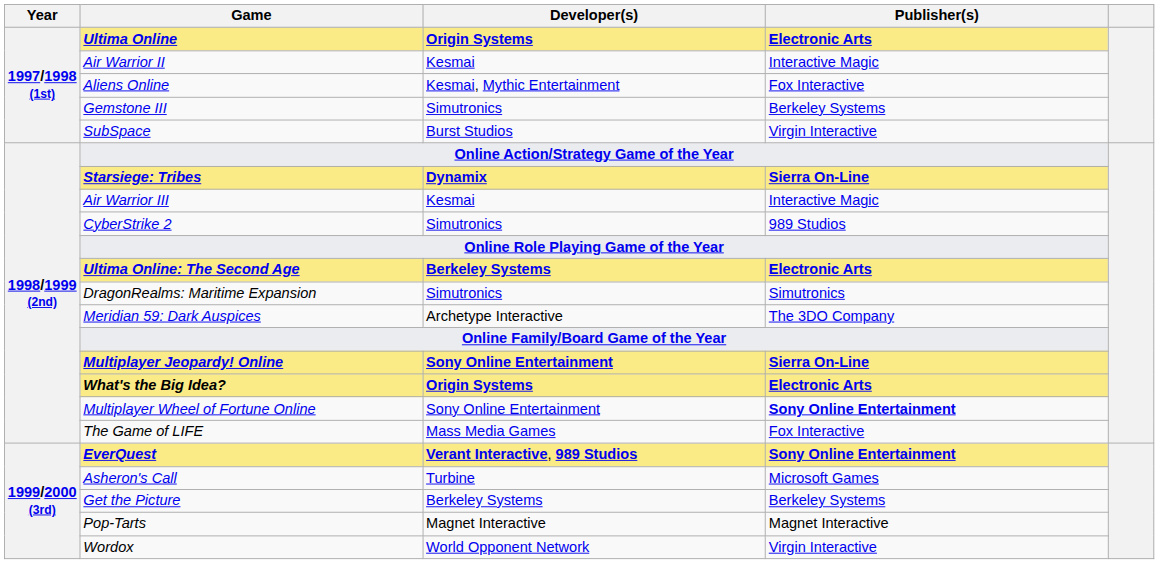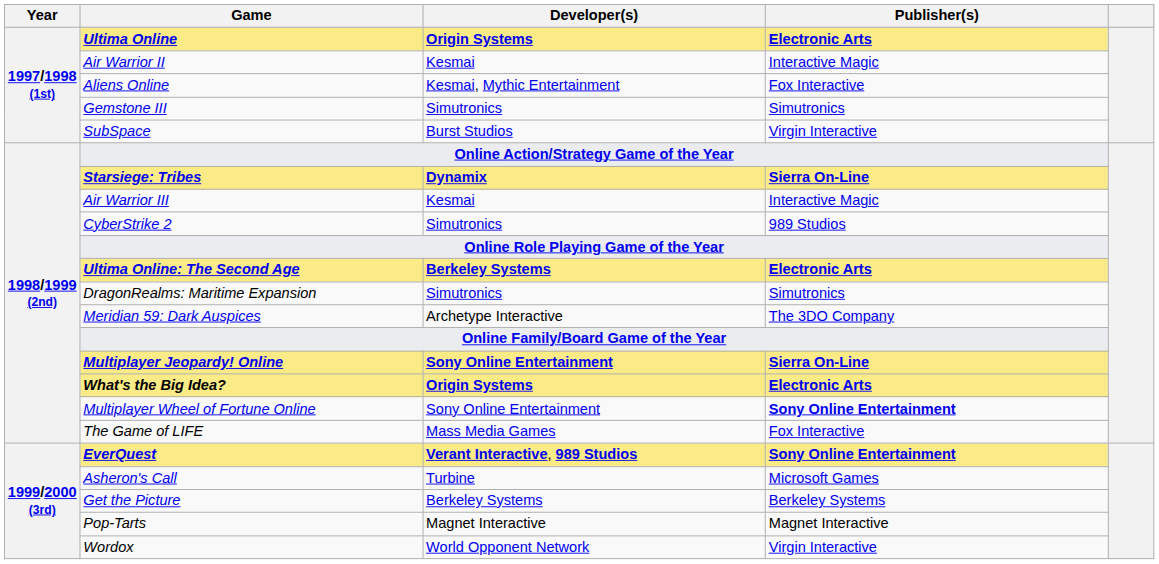(827, 108) Berkeley Systems -> (807, 108) Simutronics
